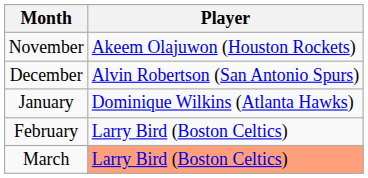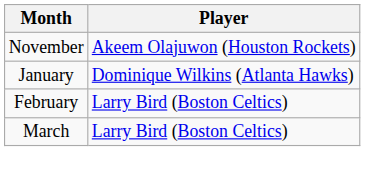- row: (46, 74)
(190, 159) lightsalmon background -> (190, 131) no background
